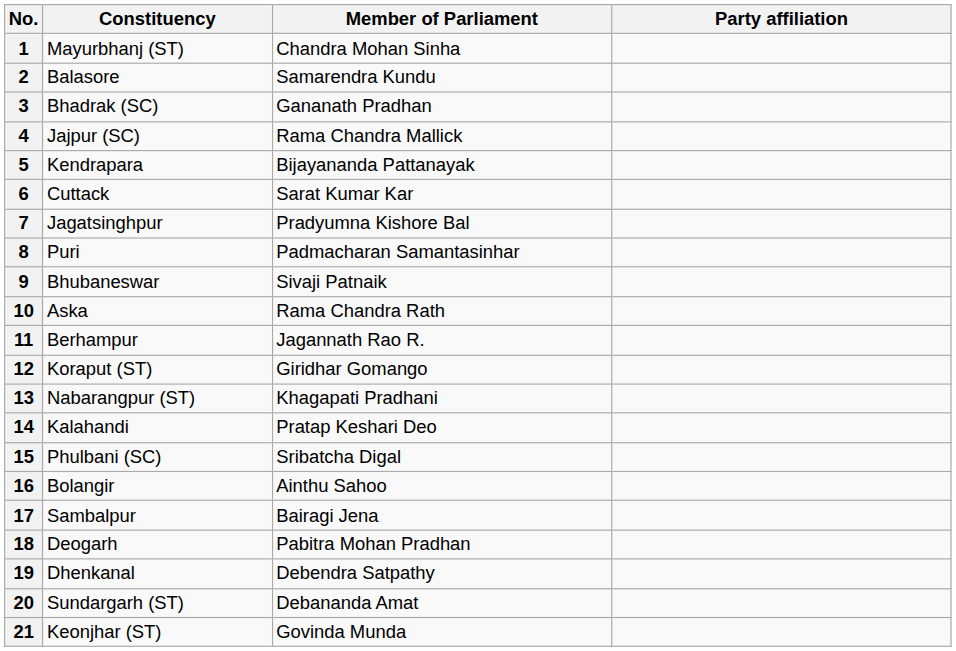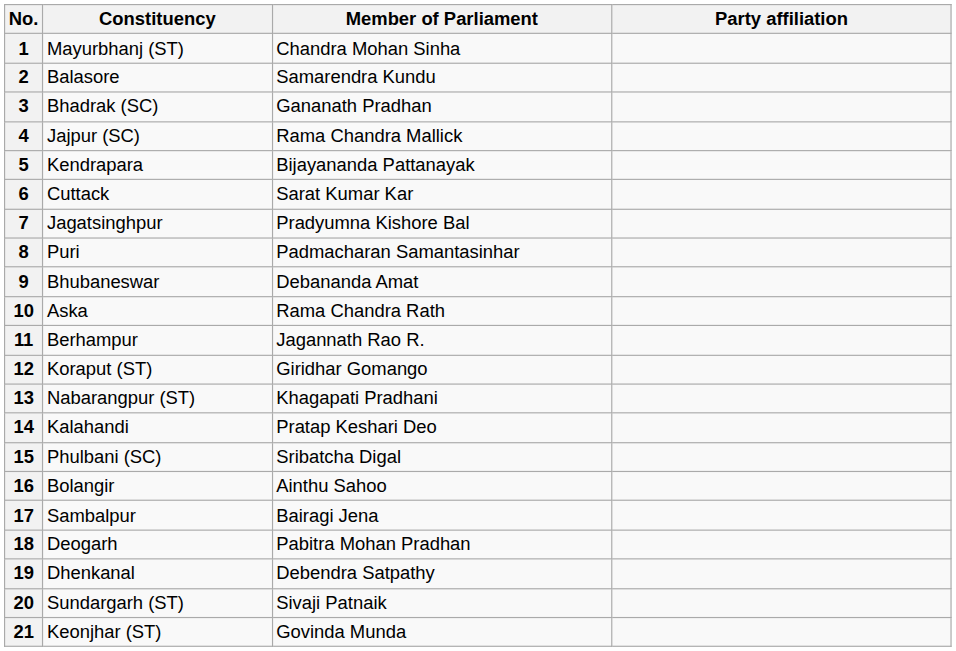(331, 281) Sivaji Patnaik -> (347, 281) Debananda Amat
(347, 602) Debananda Amat -> (331, 602) Sivaji Patnaik
